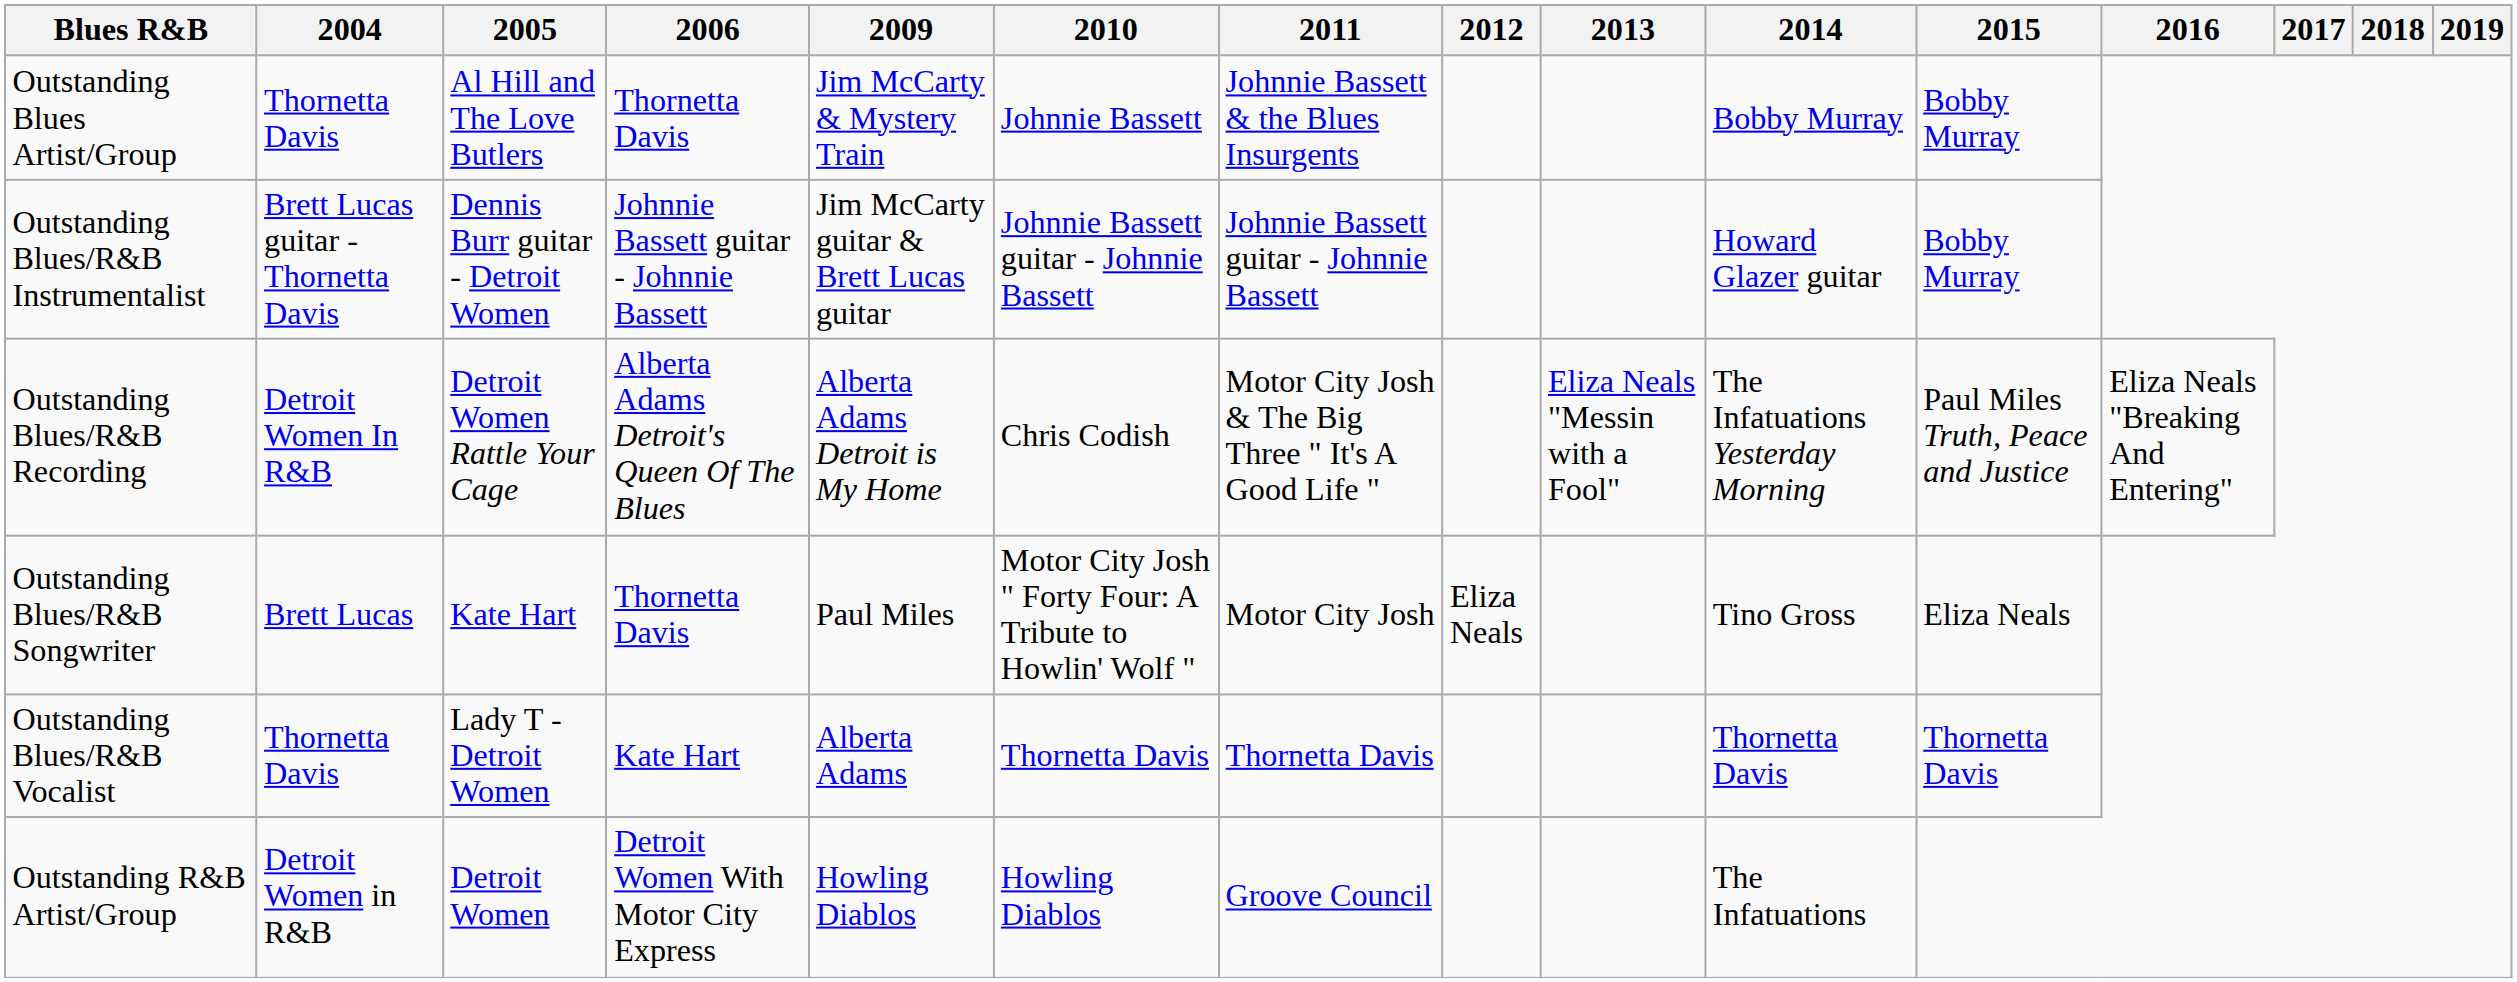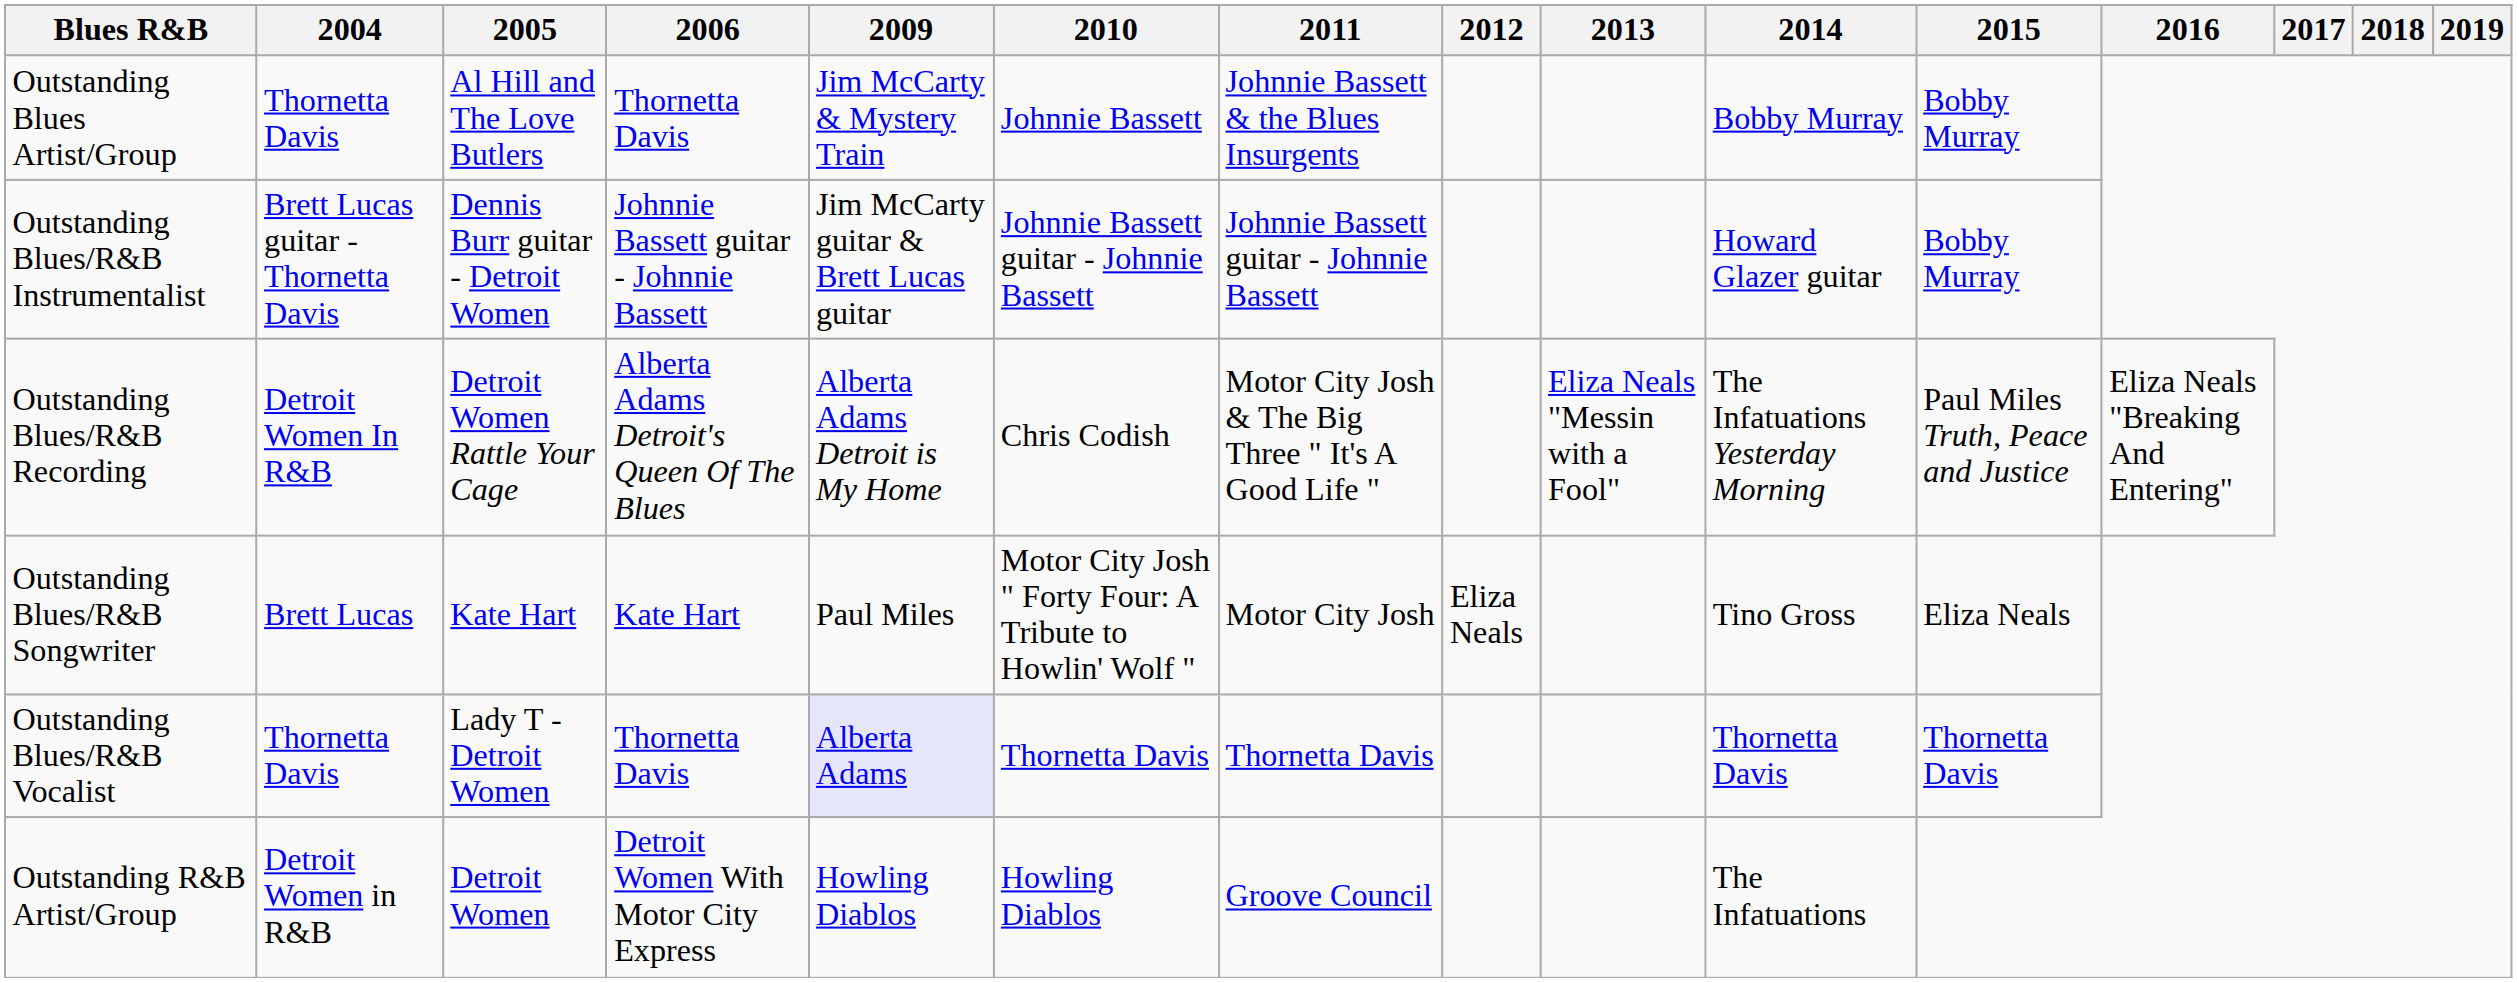(677, 613) Thornetta Davis -> (677, 613) Kate Hart
(677, 755) Kate Hart -> (677, 755) Thornetta Davis
(864, 755) no background -> (864, 755) lavender background
